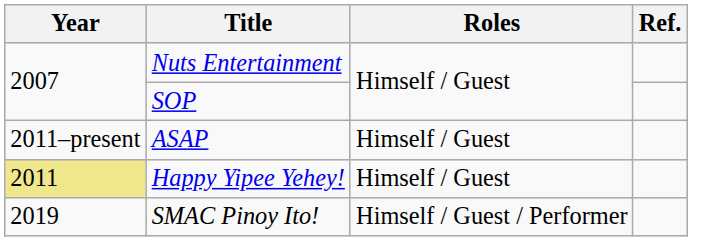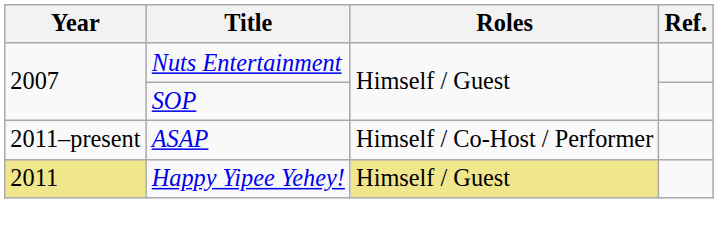(433, 139) Himself / Guest -> (505, 139) Himself / Co-Host / Performer
(433, 178) no background -> (433, 178) khaki background
- row: (235, 216)
